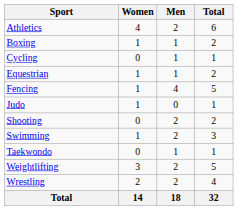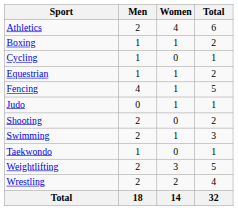columns swapped: (176, 12) <-> (138, 12)
